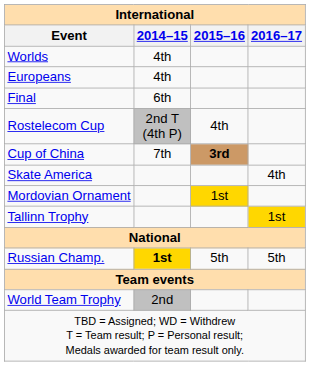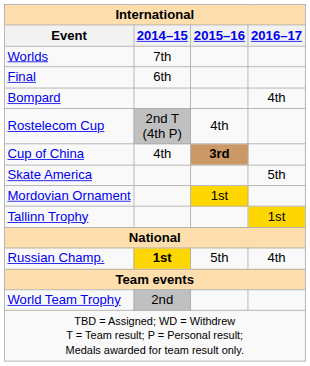(162, 56) 4th -> (162, 56) 7th
- row: (39, 77)
+ row: (34, 98)
(162, 154) 7th -> (162, 154) 4th
(277, 175) 4th -> (277, 175) 5th
(277, 258) 5th -> (277, 258) 4th
